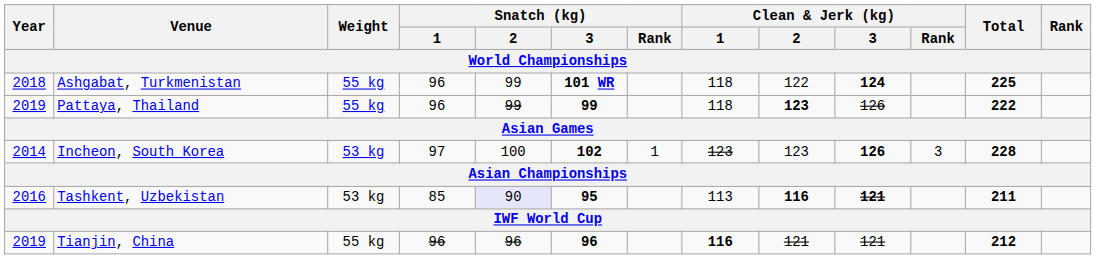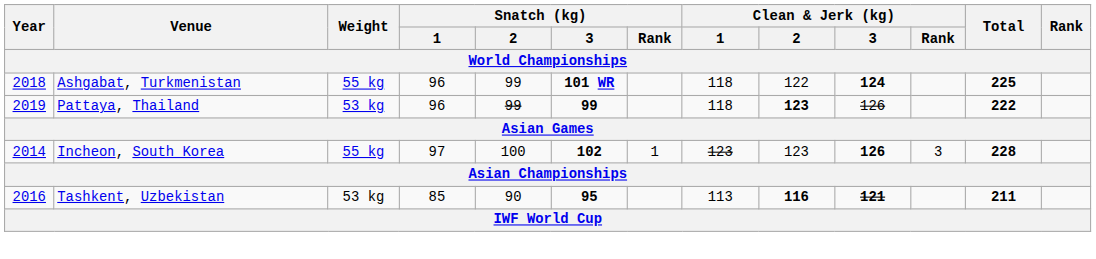(363, 107) 55 kg -> (363, 107) 53 kg
(363, 152) 53 kg -> (363, 152) 55 kg
(513, 197) lavender background -> (513, 197) no background
- row: (116, 243)
